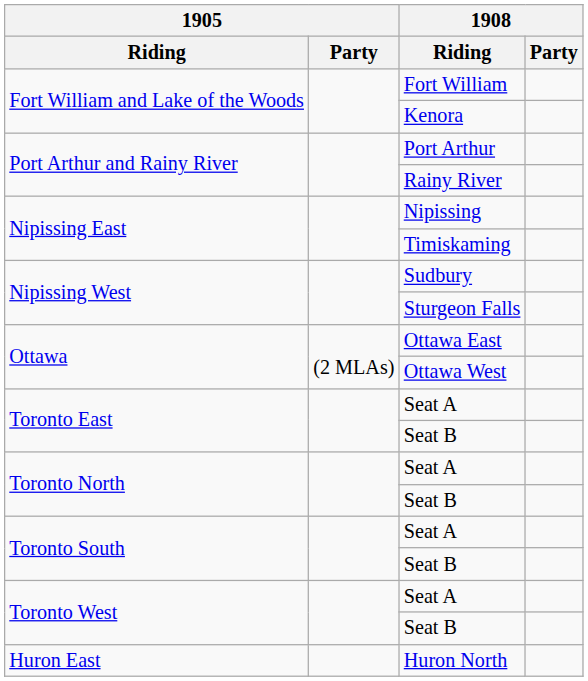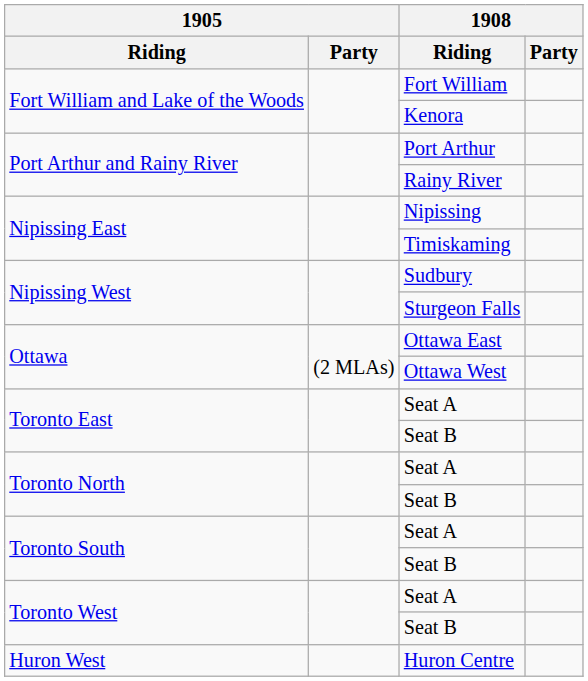- row: (55, 659)
+ row: (57, 659)
